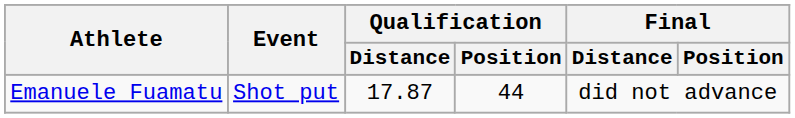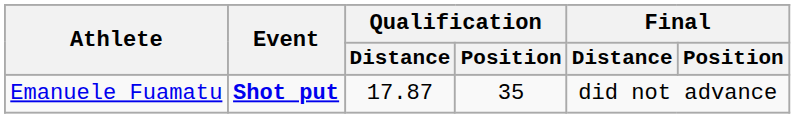(286, 93) normal -> (286, 93) bold
(511, 93) 44 -> (511, 93) 35
